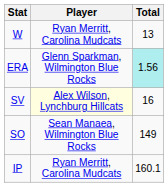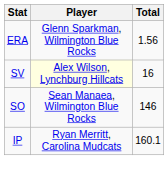- row: (17, 34)
(148, 68) paleturquoise background -> (148, 40) no background
(148, 135) 149 -> (148, 107) 146
